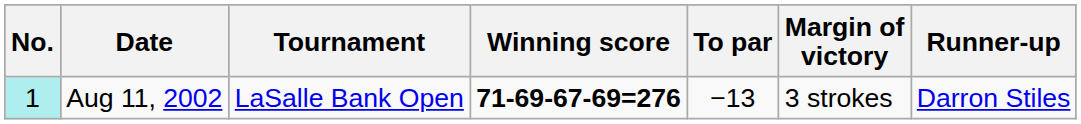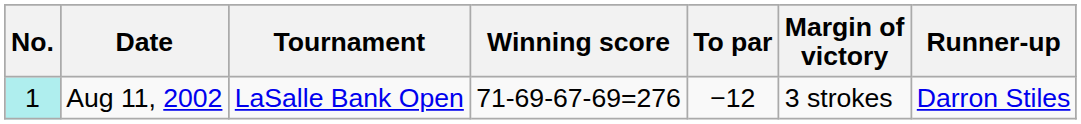(579, 98) bold -> (579, 98) normal
(733, 98) −13 -> (733, 98) −12
